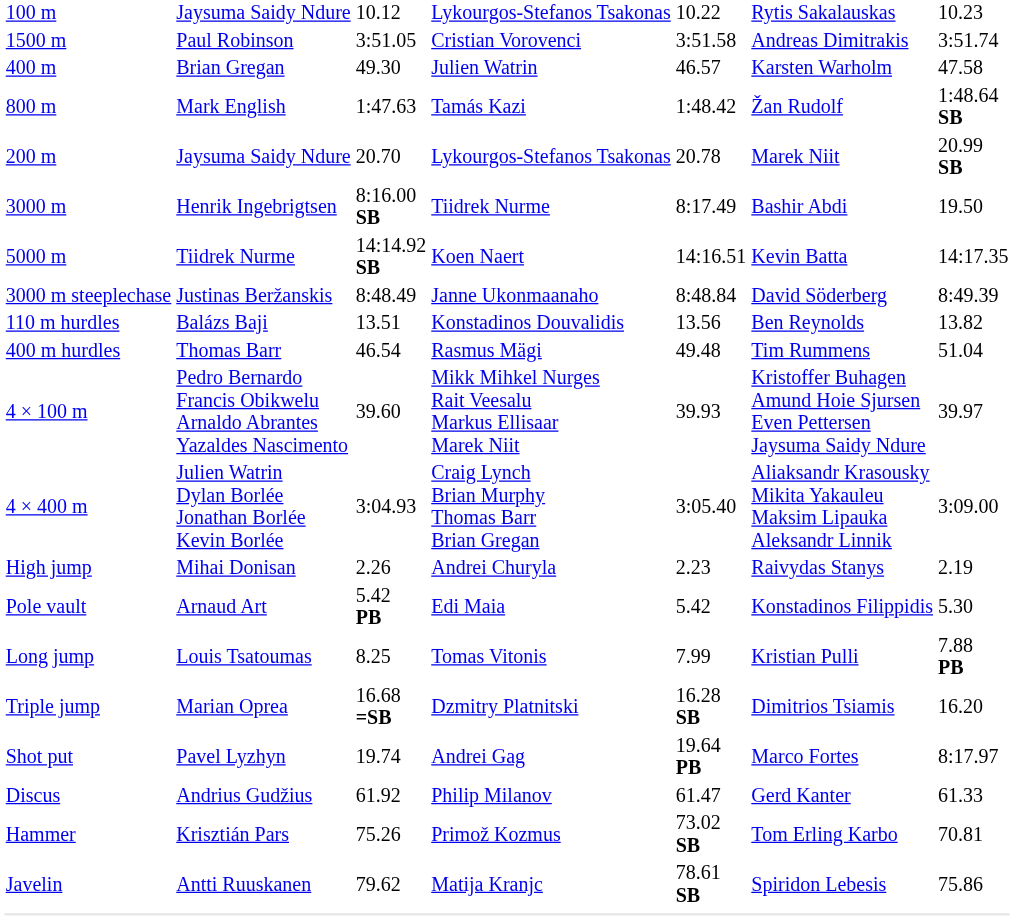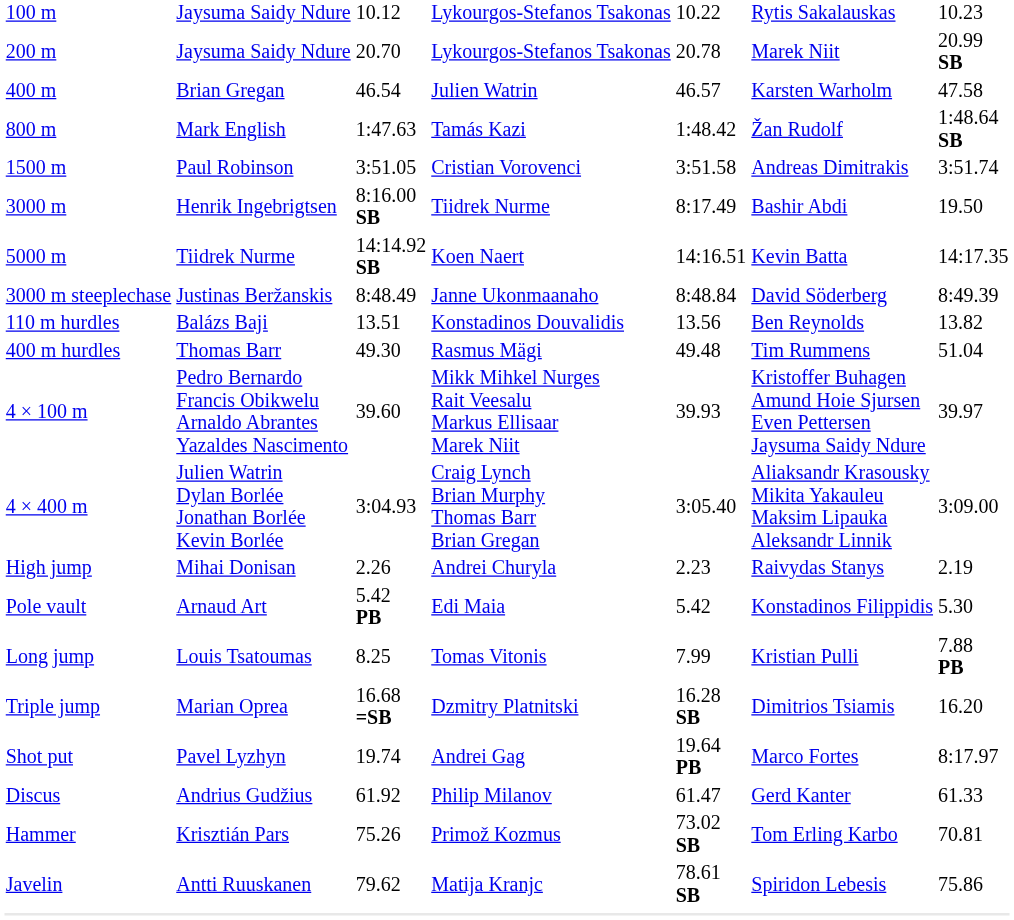rows swapped: (31, 156) <-> (36, 40)
(378, 67) 49.30 -> (378, 90) 46.54
(378, 350) 46.54 -> (378, 350) 49.30
